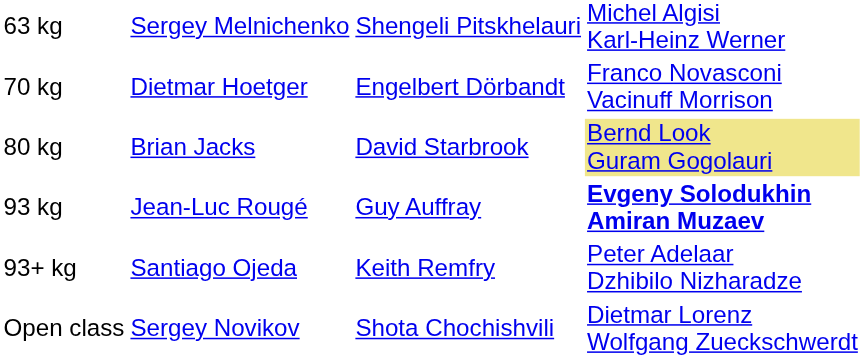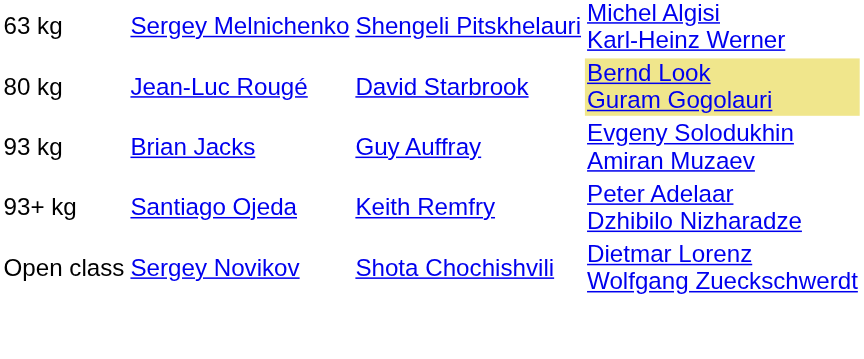- row: (33, 86)
(193, 147) Brian Jacks -> (219, 86) Jean-Luc Rougé
(219, 207) Jean-Luc Rougé -> (193, 147) Brian Jacks
(699, 207) bold -> (690, 147) normal
